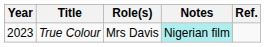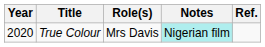(20, 32) 2023 -> (20, 32) 2020
